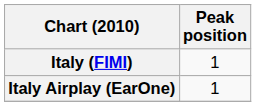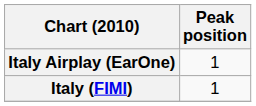rows swapped: (92, 62) <-> (92, 88)
